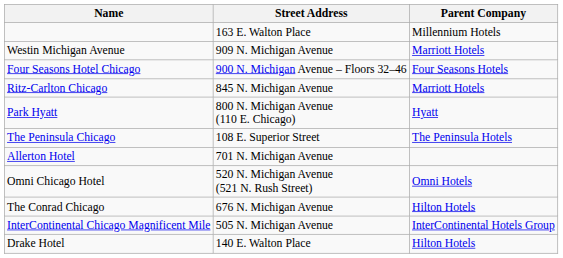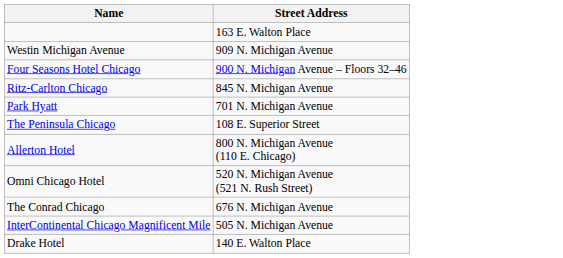- column: (483, 13)
(274, 112) 800 N. Michigan Avenue (110 E. Chicago) -> (274, 106) 701 N. Michigan Avenue
(274, 156) 701 N. Michigan Avenue -> (274, 149) 800 N. Michigan Avenue (110 E. Chicago)
